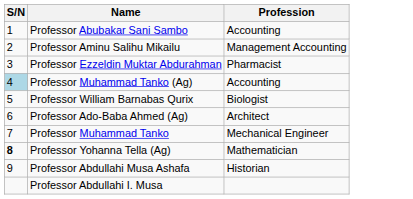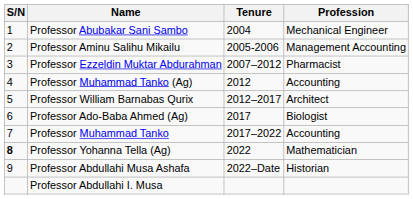+ column: (254, 13)
(254, 30) Accounting -> (337, 30) Mechanical Engineer
(10, 82) lightblue background -> (10, 82) no background
(247, 99) Biologist -> (307, 99) Architect
(248, 116) Architect -> (307, 116) Biologist
(278, 133) Mechanical Engineer -> (313, 133) Accounting
